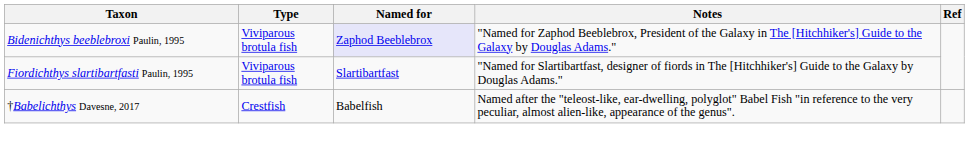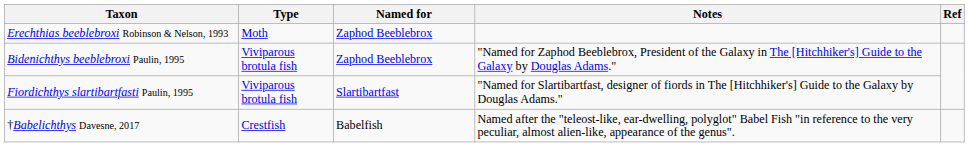+ row: (118, 33)
(384, 40) lavender background -> (384, 59) no background
